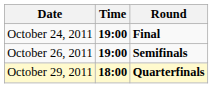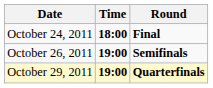(113, 33) 19:00 -> (113, 33) 18:00
(113, 72) 18:00 -> (113, 72) 19:00
